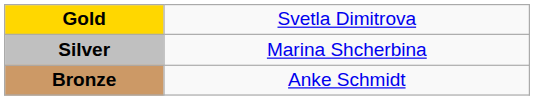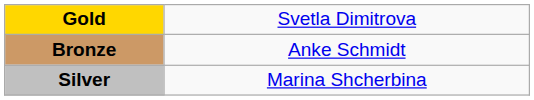rows swapped: (84, 49) <-> (84, 79)
